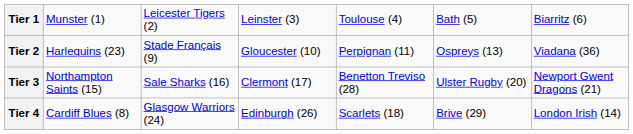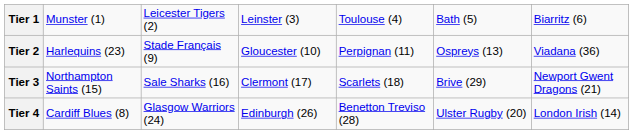(382, 82) Benetton Treviso (28) -> (371, 82) Scarlets (18)
(481, 82) Ulster Rugby (20) -> (461, 82) Brive (29)
(371, 113) Scarlets (18) -> (382, 113) Benetton Treviso (28)
(461, 113) Brive (29) -> (481, 113) Ulster Rugby (20)
